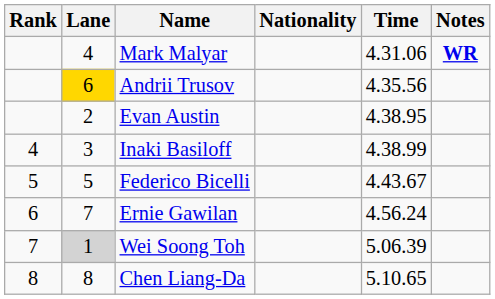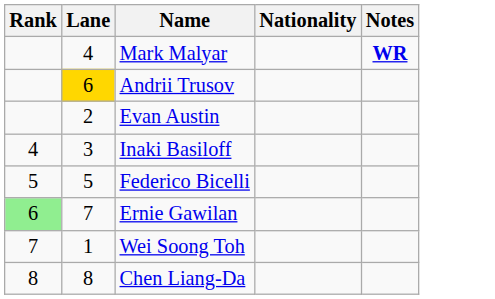- column: (396, 20)
(33, 213) no background -> (33, 213) lightgreen background
(88, 246) lightgrey background -> (88, 246) no background
